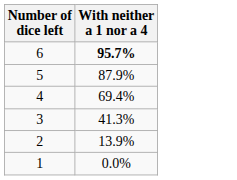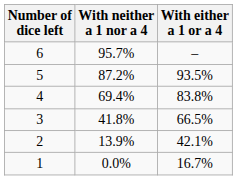+ column: (195, 23)
(116, 53) bold -> (116, 53) normal
(116, 75) 87.9% -> (116, 75) 87.2%
(116, 119) 41.3% -> (116, 119) 41.8%
